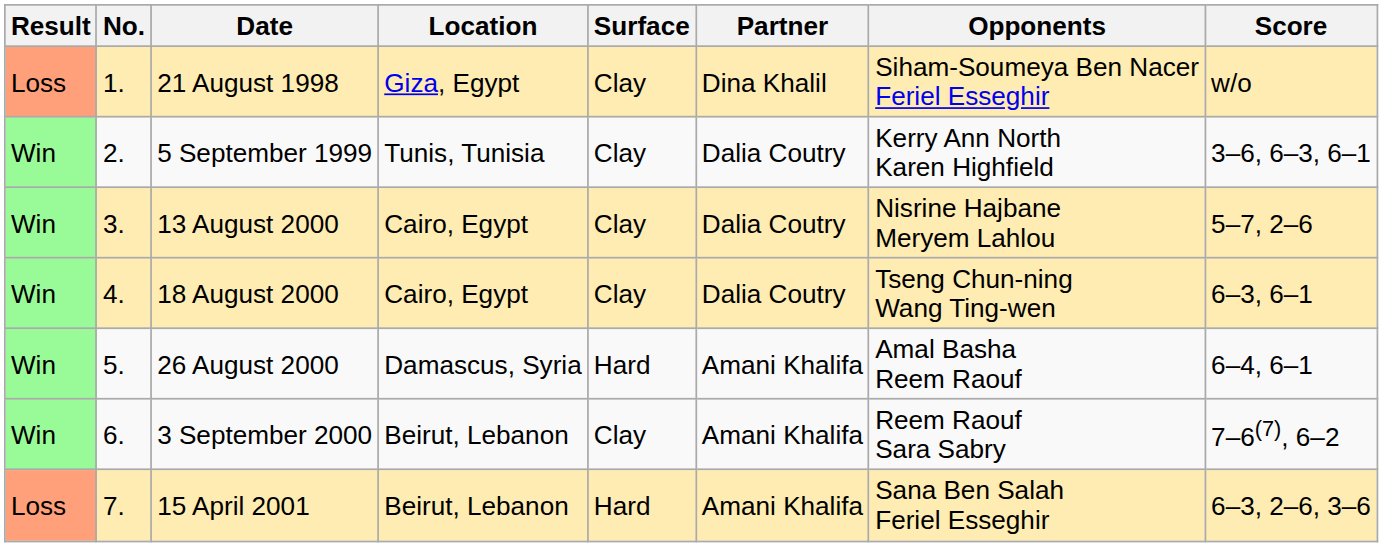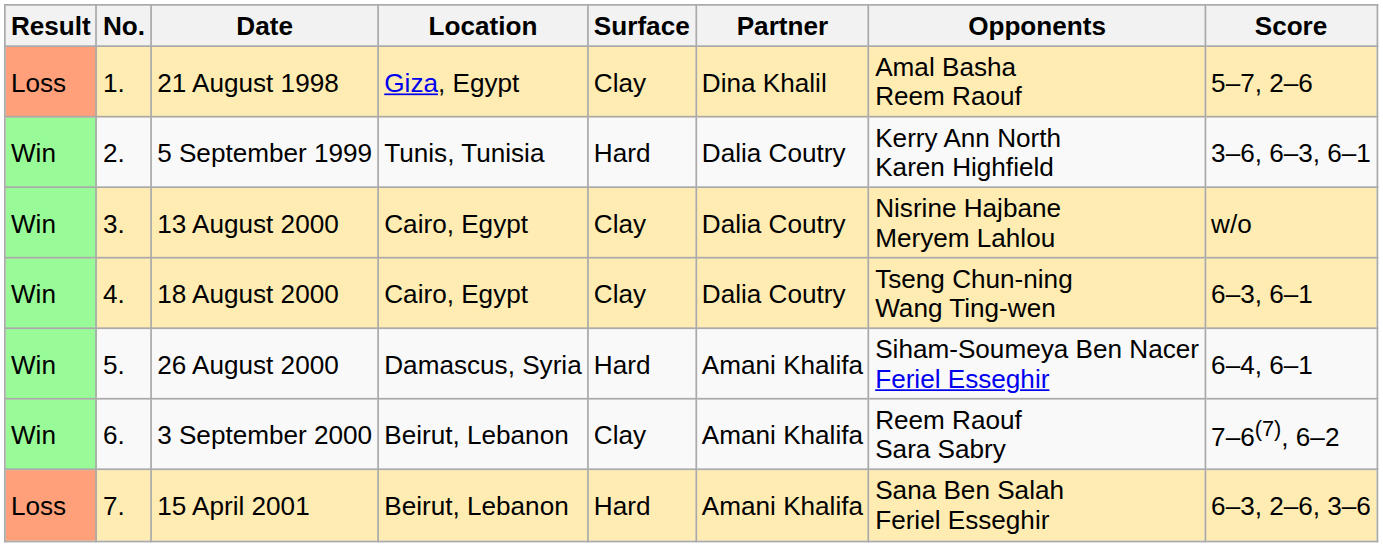(1037, 82) Siham-Soumeya Ben Nacer Feriel Esseghir -> (949, 82) Amal Basha Reem Raouf
(1231, 82) w/o -> (1262, 82) 5–7, 2–6
(620, 152) Clay -> (622, 152) Hard
(1262, 223) 5–7, 2–6 -> (1231, 223) w/o
(949, 364) Amal Basha Reem Raouf -> (1037, 364) Siham-Soumeya Ben Nacer Feriel Esseghir
